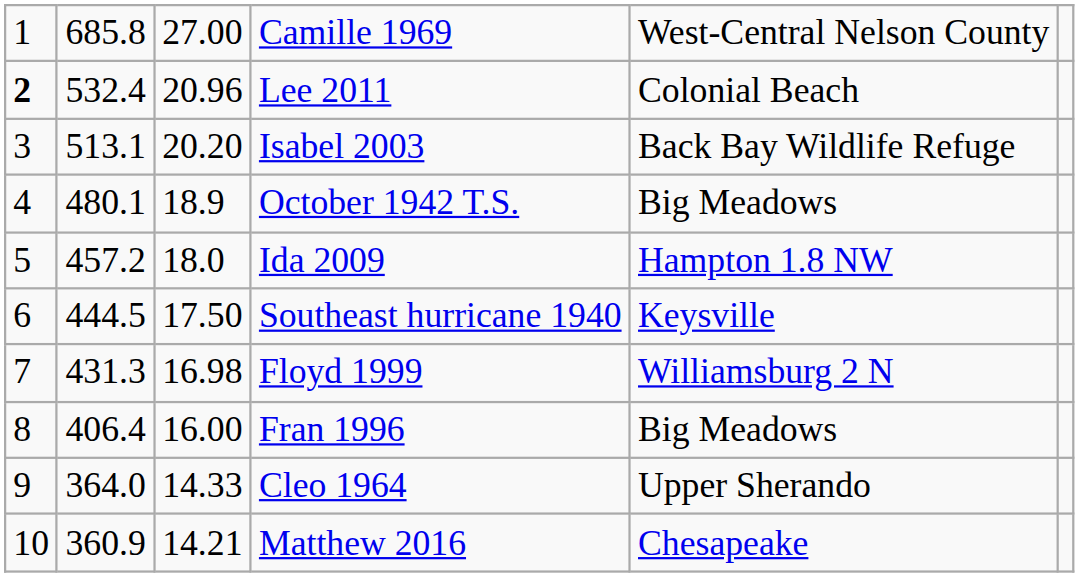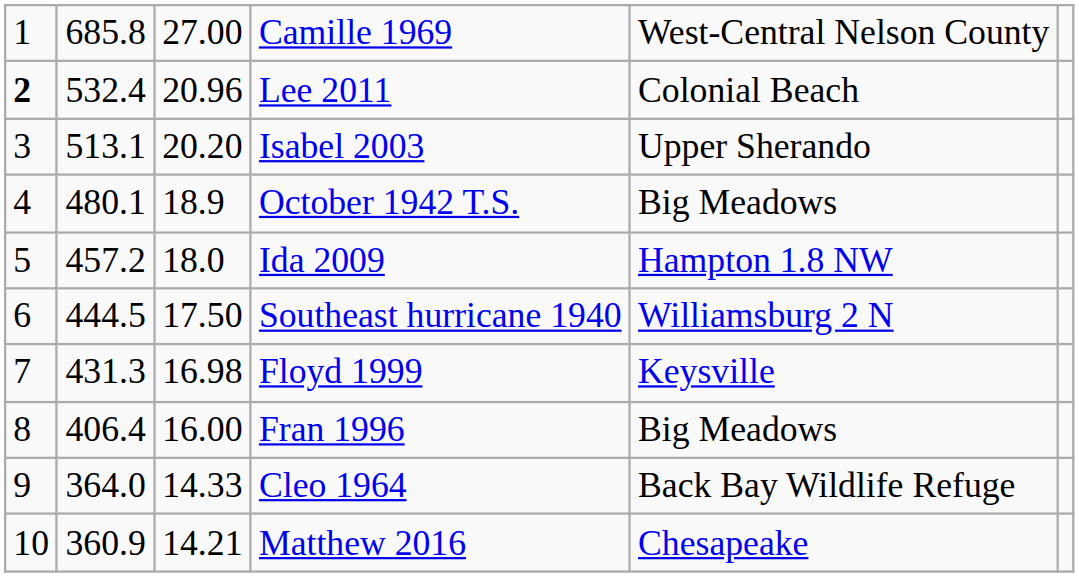(827, 145) Back Bay Wildlife Refuge -> (754, 145) Upper Sherando
(706, 315) Keysville -> (766, 315) Williamsburg 2 N
(766, 372) Williamsburg 2 N -> (706, 372) Keysville
(754, 485) Upper Sherando -> (827, 485) Back Bay Wildlife Refuge
